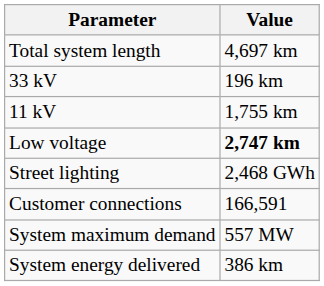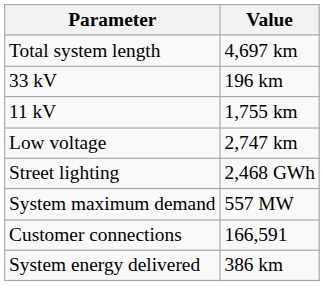(262, 142) bold -> (261, 142) normal
rows swapped: (95, 204) <-> (112, 234)
